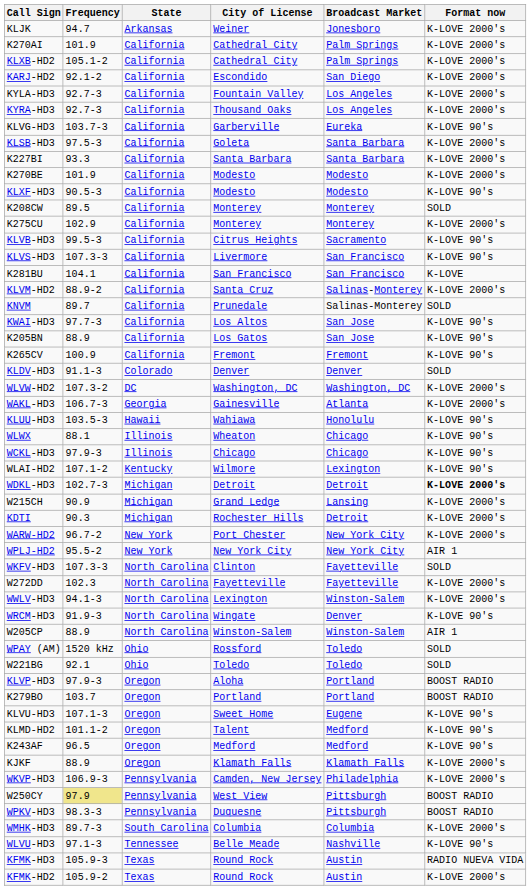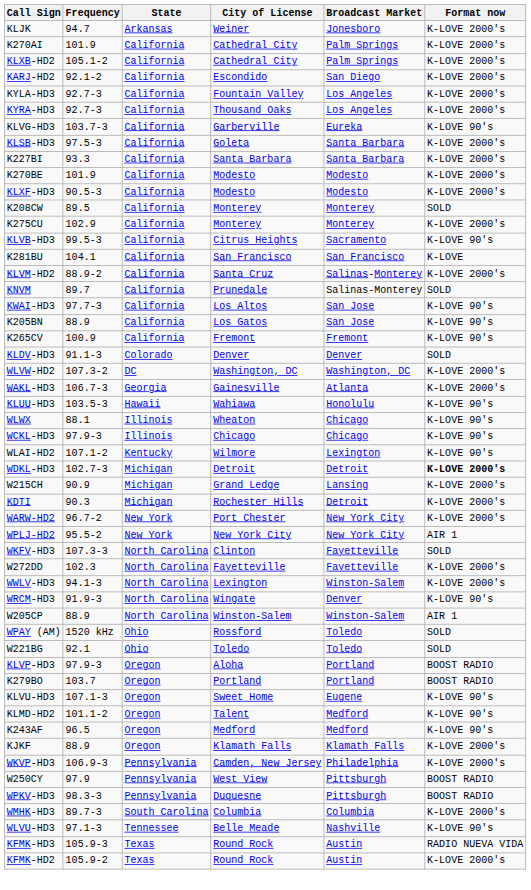(460, 192) K-LOVE 90's -> (466, 192) K-LOVE 2000's
- row: (31, 257)
(78, 796) khaki background -> (78, 779) no background
